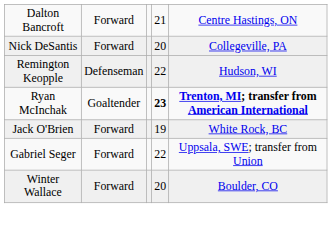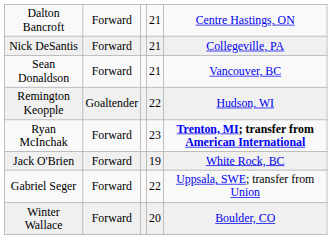(160, 45) 20 -> (155, 45) 21
+ row: (44, 71)
(114, 71) Defenseman -> (112, 103) Goaltender
(114, 103) Goaltender -> (112, 135) Forward
(160, 103) bold -> (155, 135) normal
